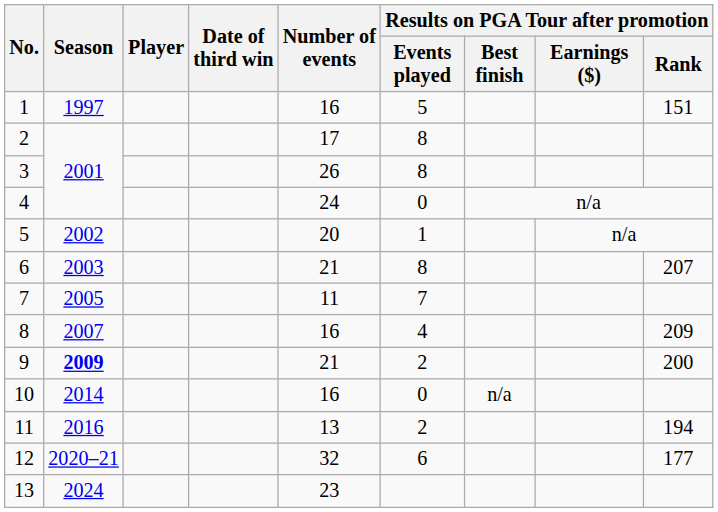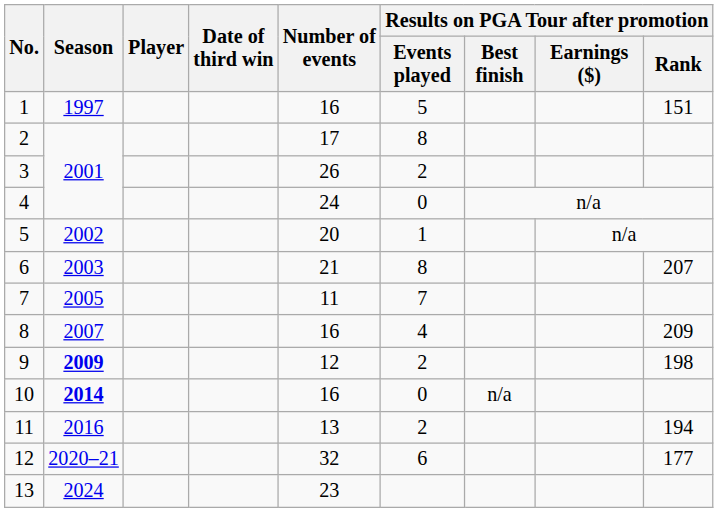(422, 171) 8 -> (422, 171) 2
(329, 362) 21 -> (329, 362) 12
(678, 362) 200 -> (678, 362) 198
(84, 394) normal -> (84, 394) bold
